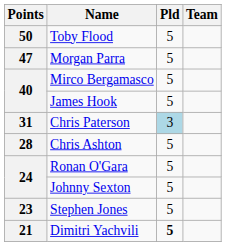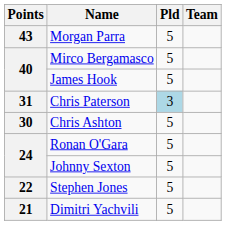- row: (82, 36)
(26, 58) 47 -> (26, 36) 43
(26, 144) 28 -> (26, 123) 30
(26, 209) 23 -> (26, 187) 22
(170, 230) bold -> (170, 209) normal
